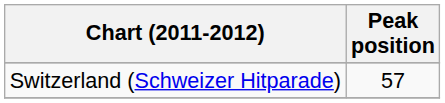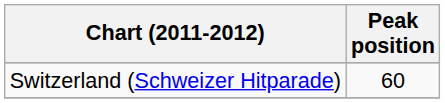(393, 80) 57 -> (393, 80) 60
